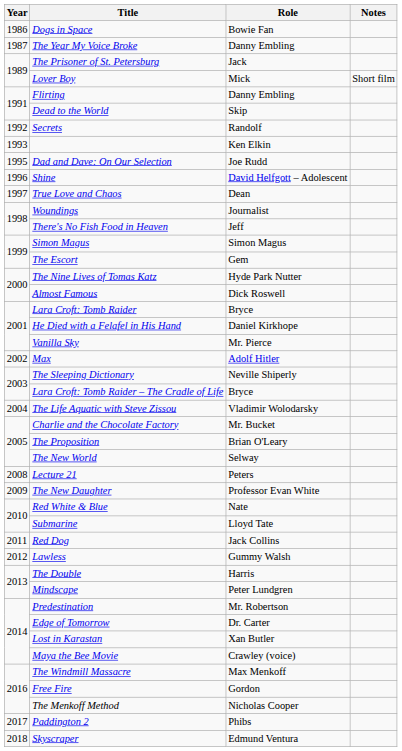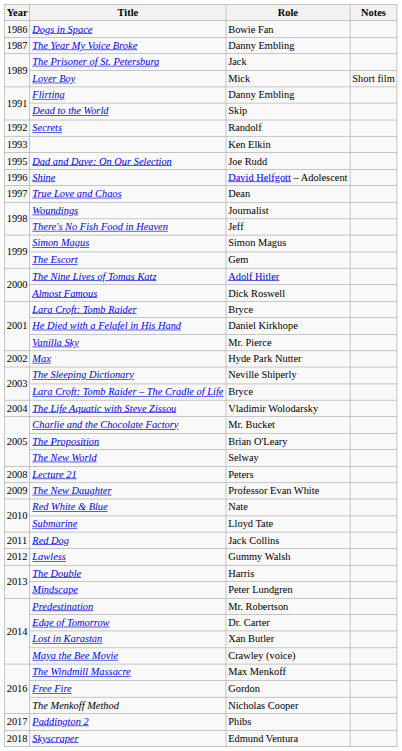(265, 276) Hyde Park Nutter -> (254, 276) Adolf Hitler
(254, 359) Adolf Hitler -> (265, 359) Hyde Park Nutter
